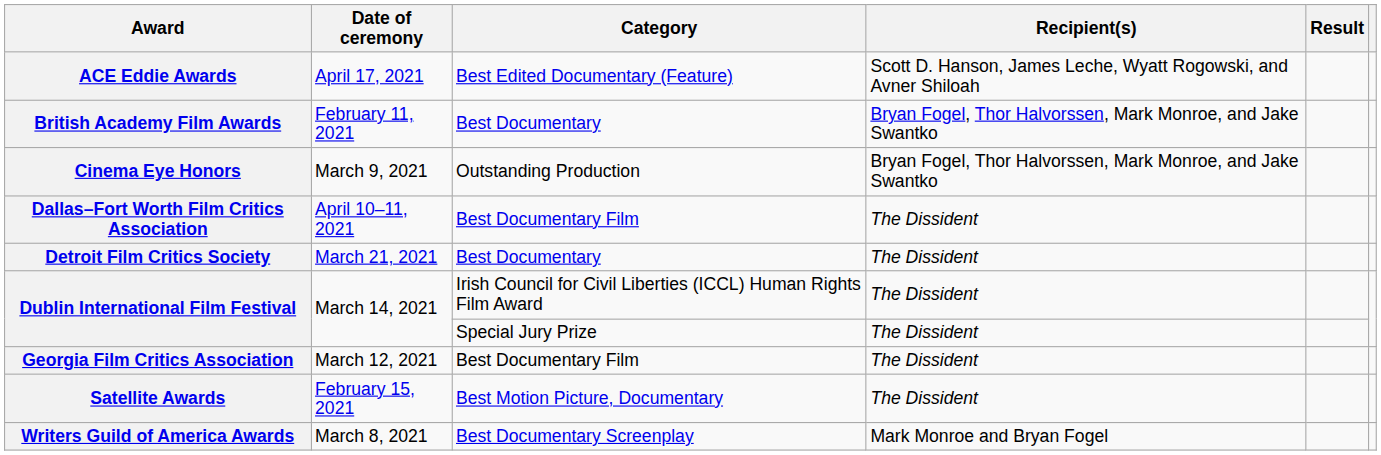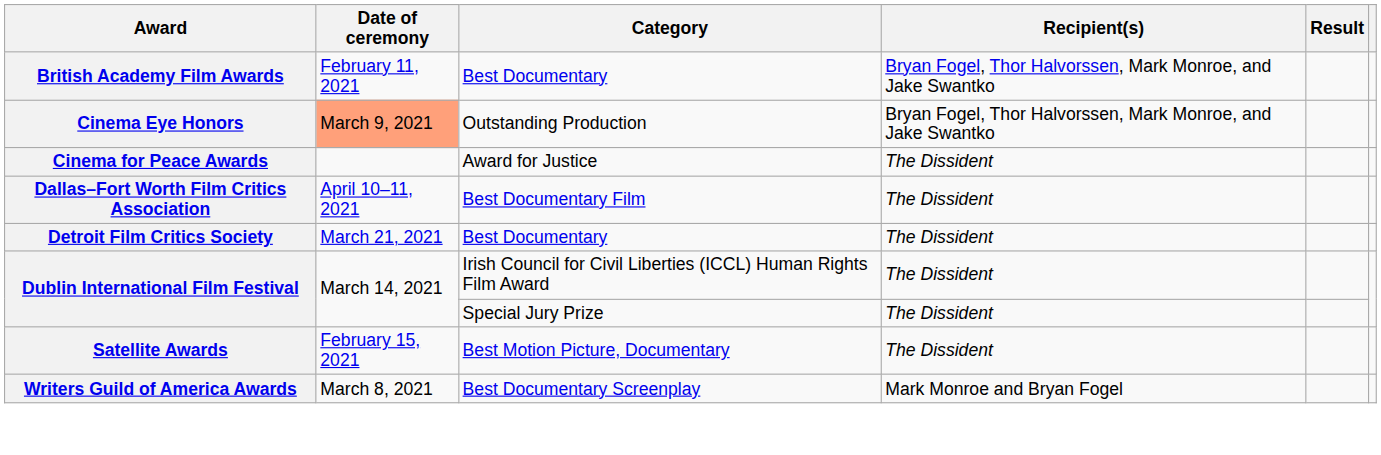- row: (158, 76)
(371, 171) no background -> (377, 123) lightsalmon background
+ row: (160, 161)
- row: (158, 360)
